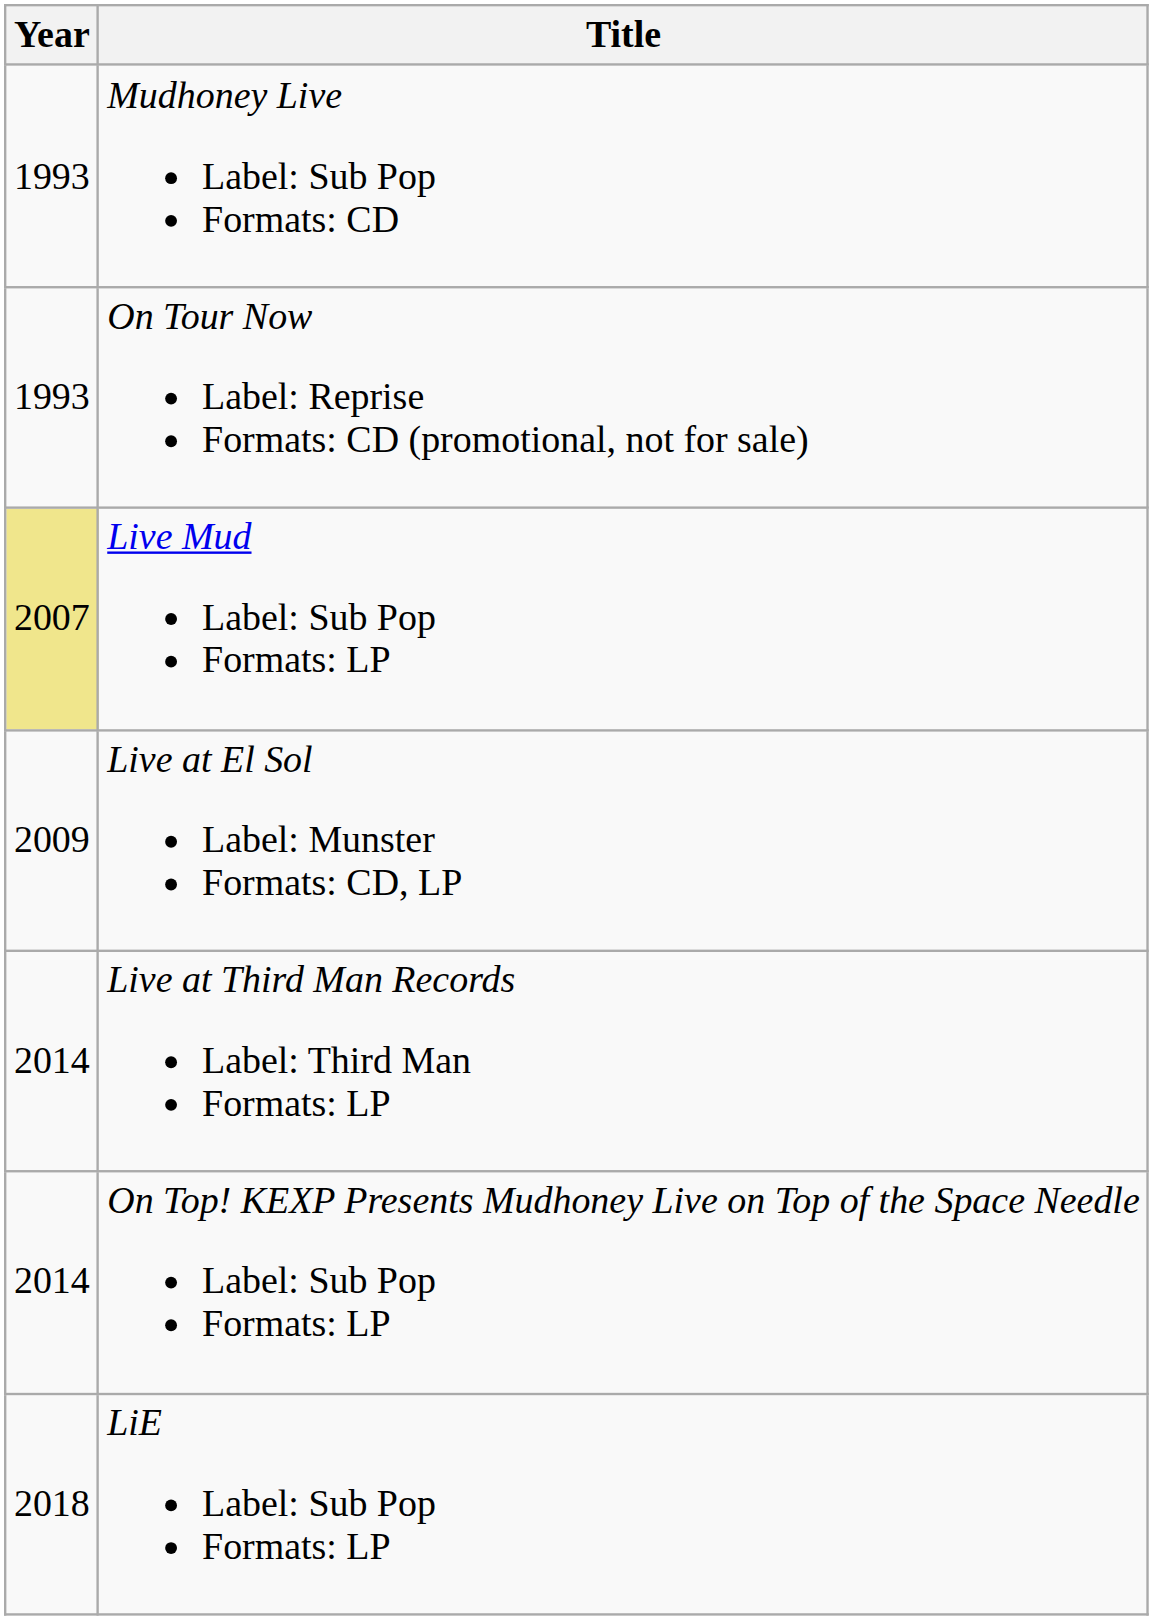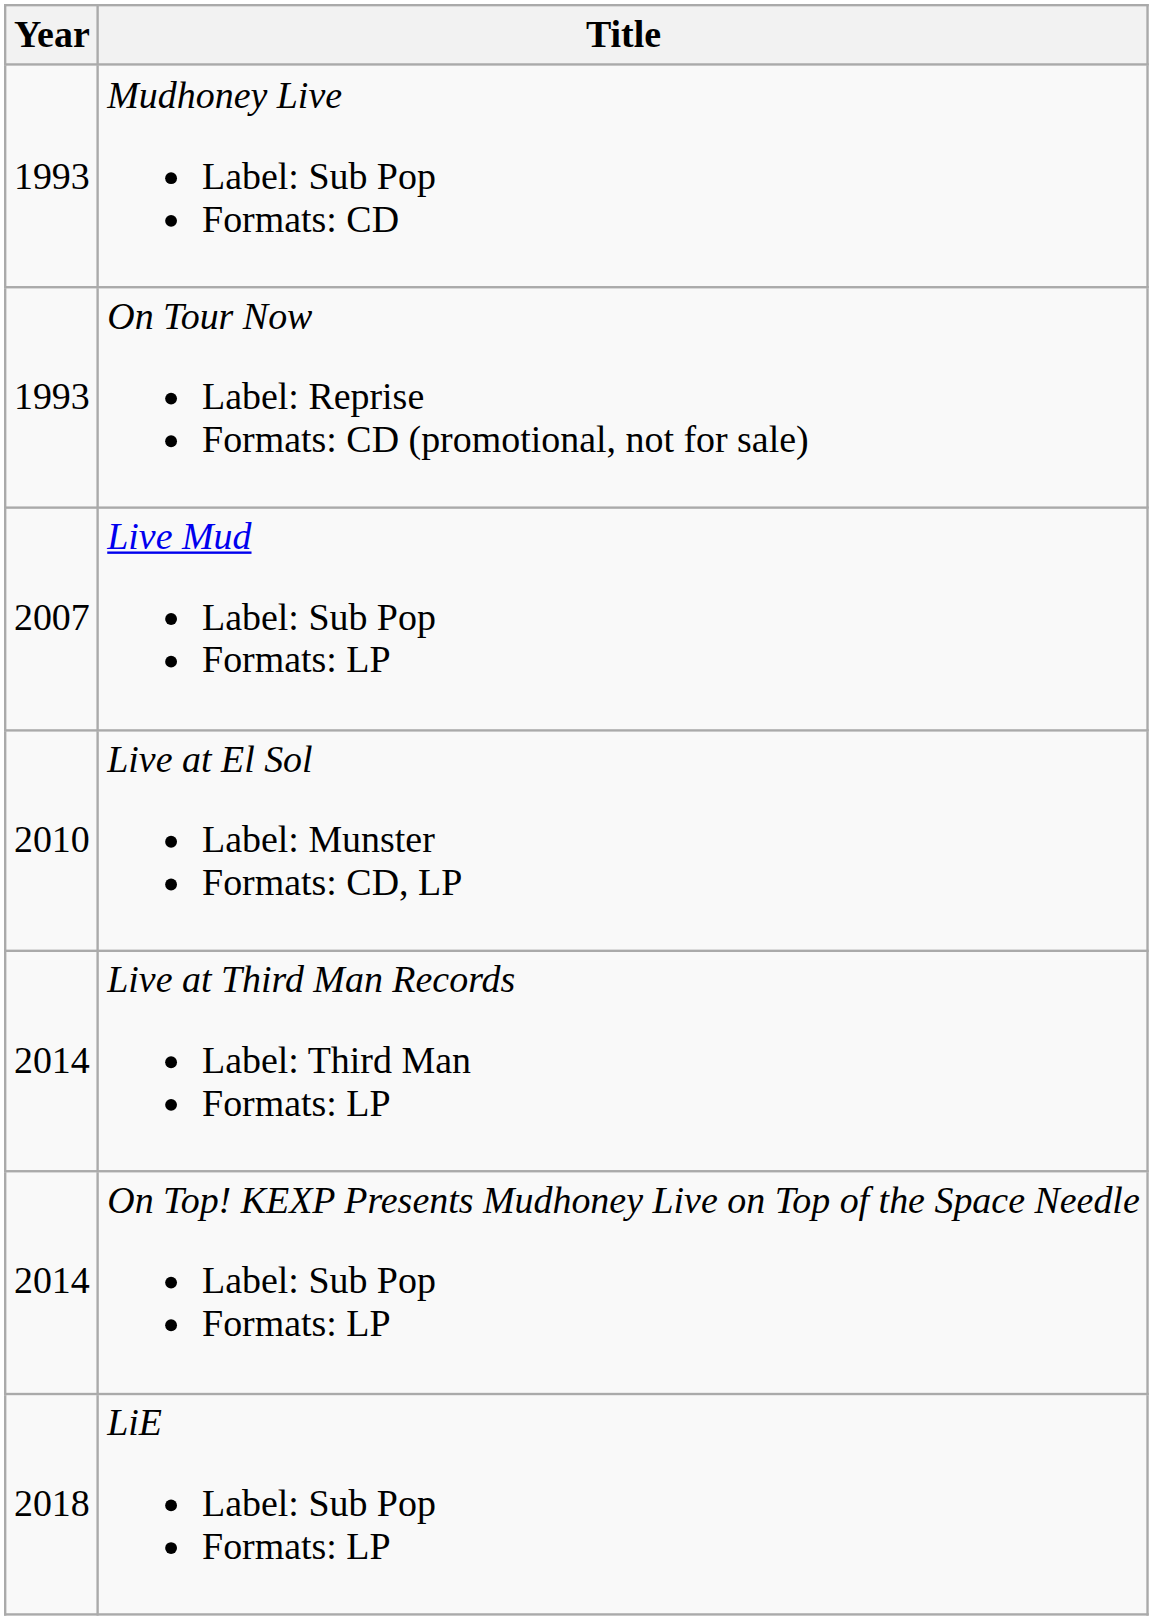(52, 617) khaki background -> (52, 617) no background
(52, 839) 2009 -> (52, 839) 2010
